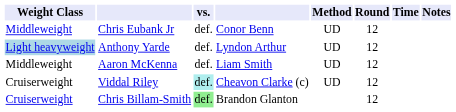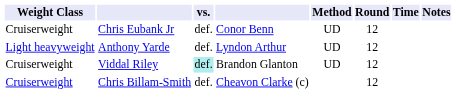(39, 30) Middleweight -> (39, 30) Cruiserweight
(50, 47) lightblue background -> (50, 47) no background
- row: (138, 64)
(262, 82) Cheavon Clarke (c) -> (257, 64) Brandon Glanton
(204, 99) lightgreen background -> (204, 82) no background
(257, 99) Brandon Glanton -> (262, 82) Cheavon Clarke (c)
